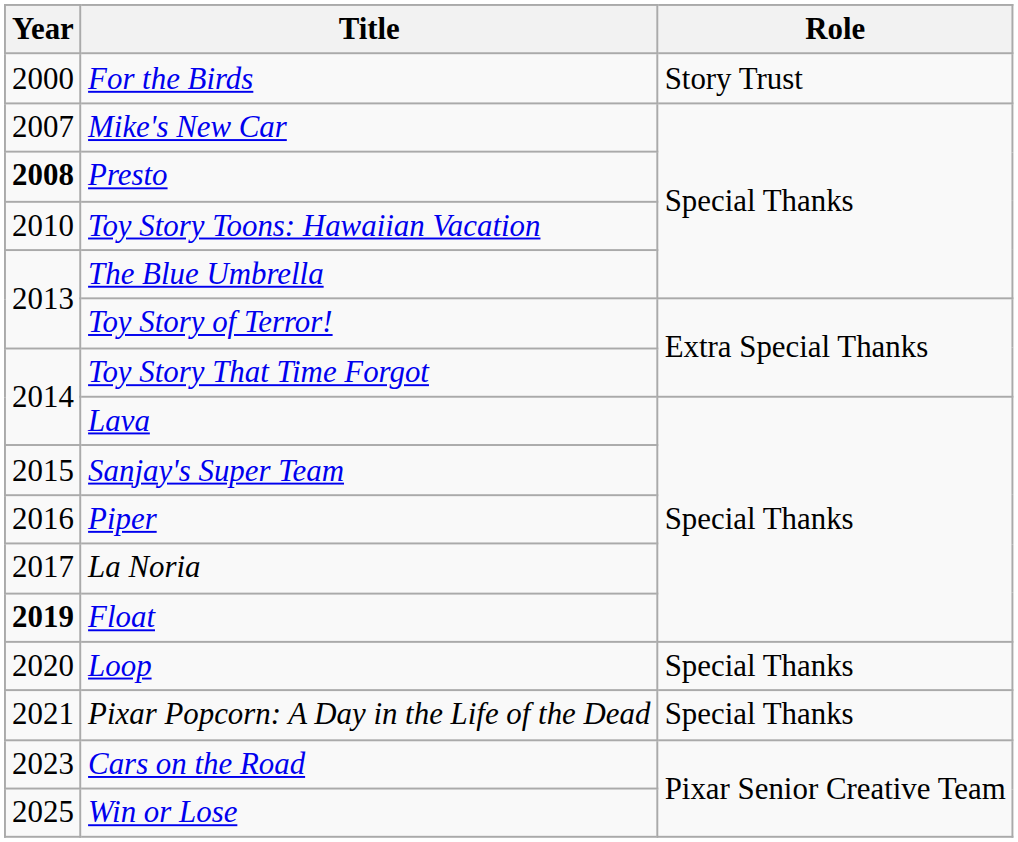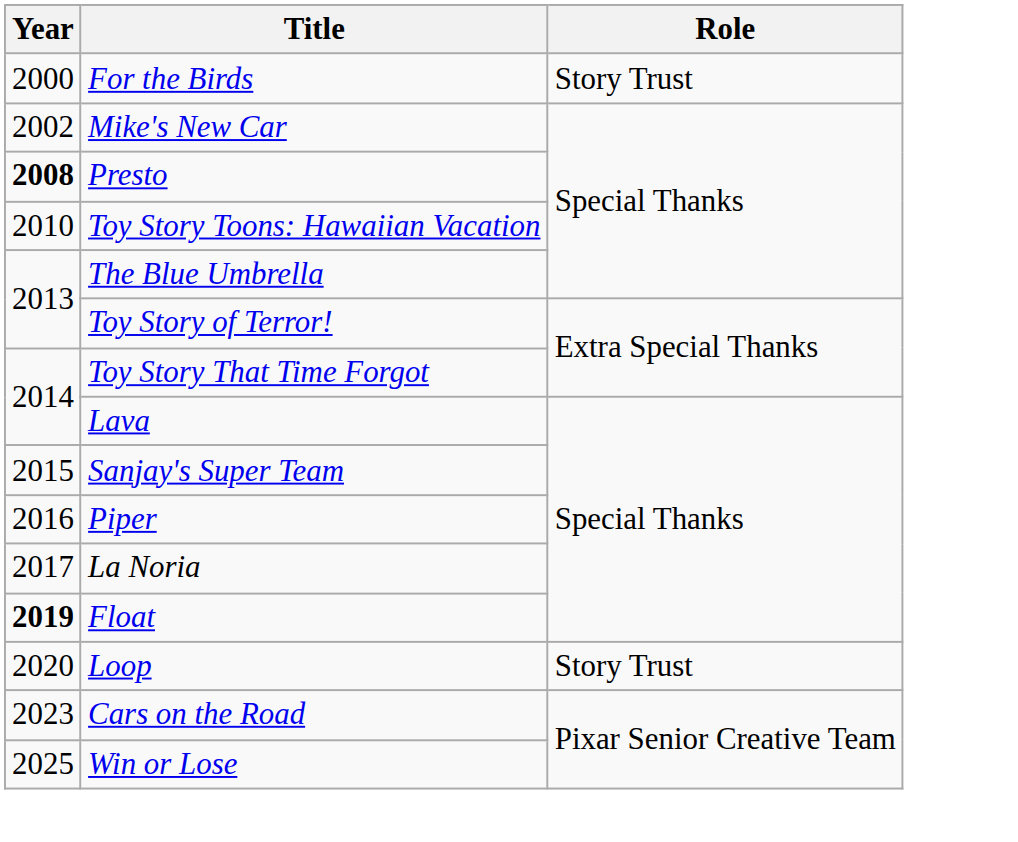(43, 126) 2007 -> (43, 126) 2002
(759, 665) Special Thanks -> (624, 665) Story Trust
- row: (369, 714)
